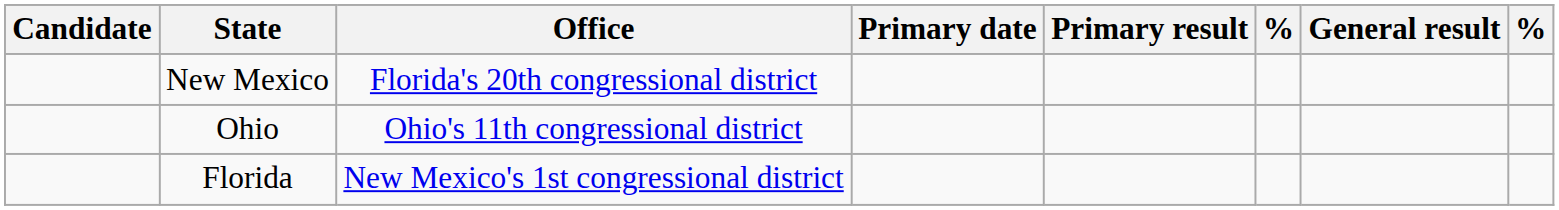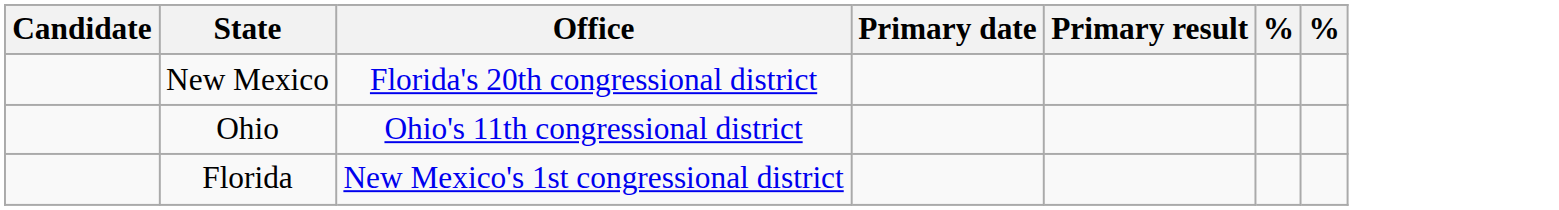- column: (1404, 29)
